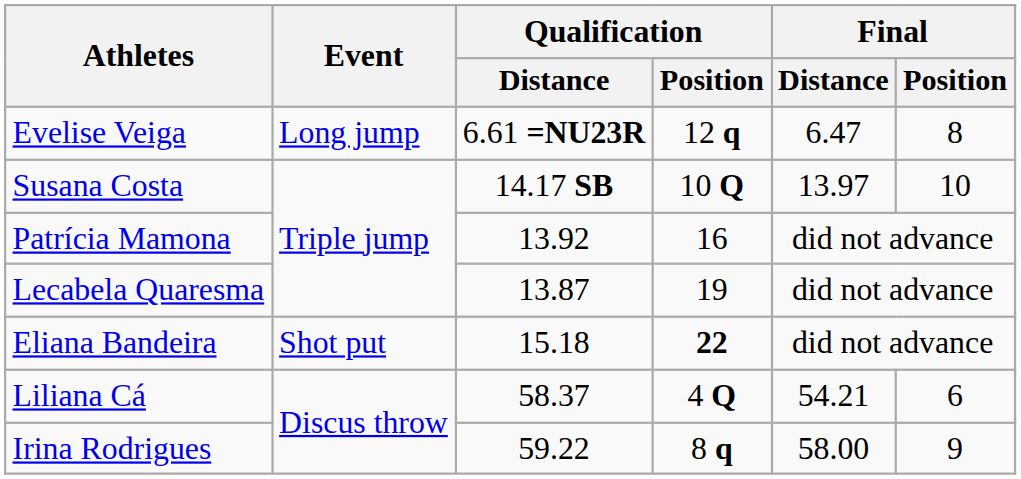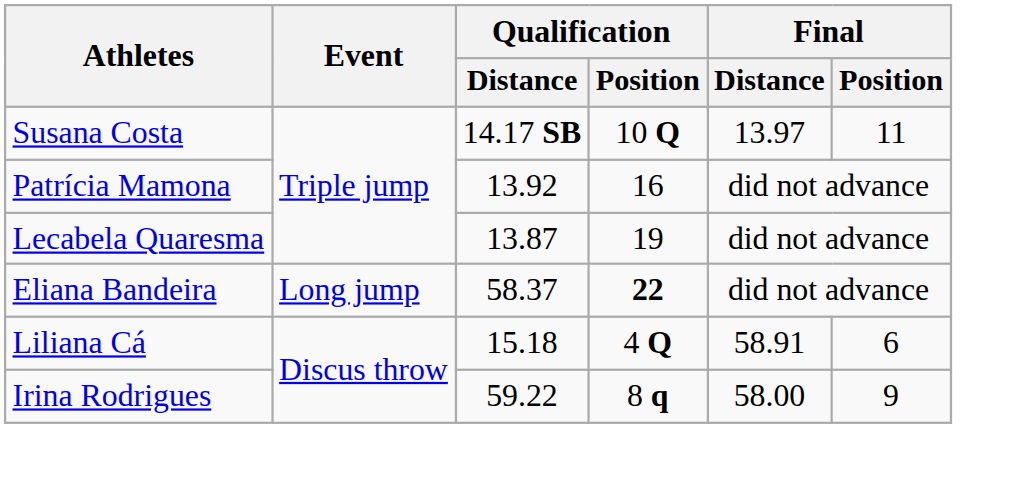- row: (99, 133)
(955, 185) 10 -> (891, 133) 11
(333, 343) Shot put -> (349, 290) Long jump
(554, 343) 15.18 -> (522, 290) 58.37
(554, 395) 58.37 -> (522, 343) 15.18
(833, 395) 54.21 -> (769, 343) 58.91
